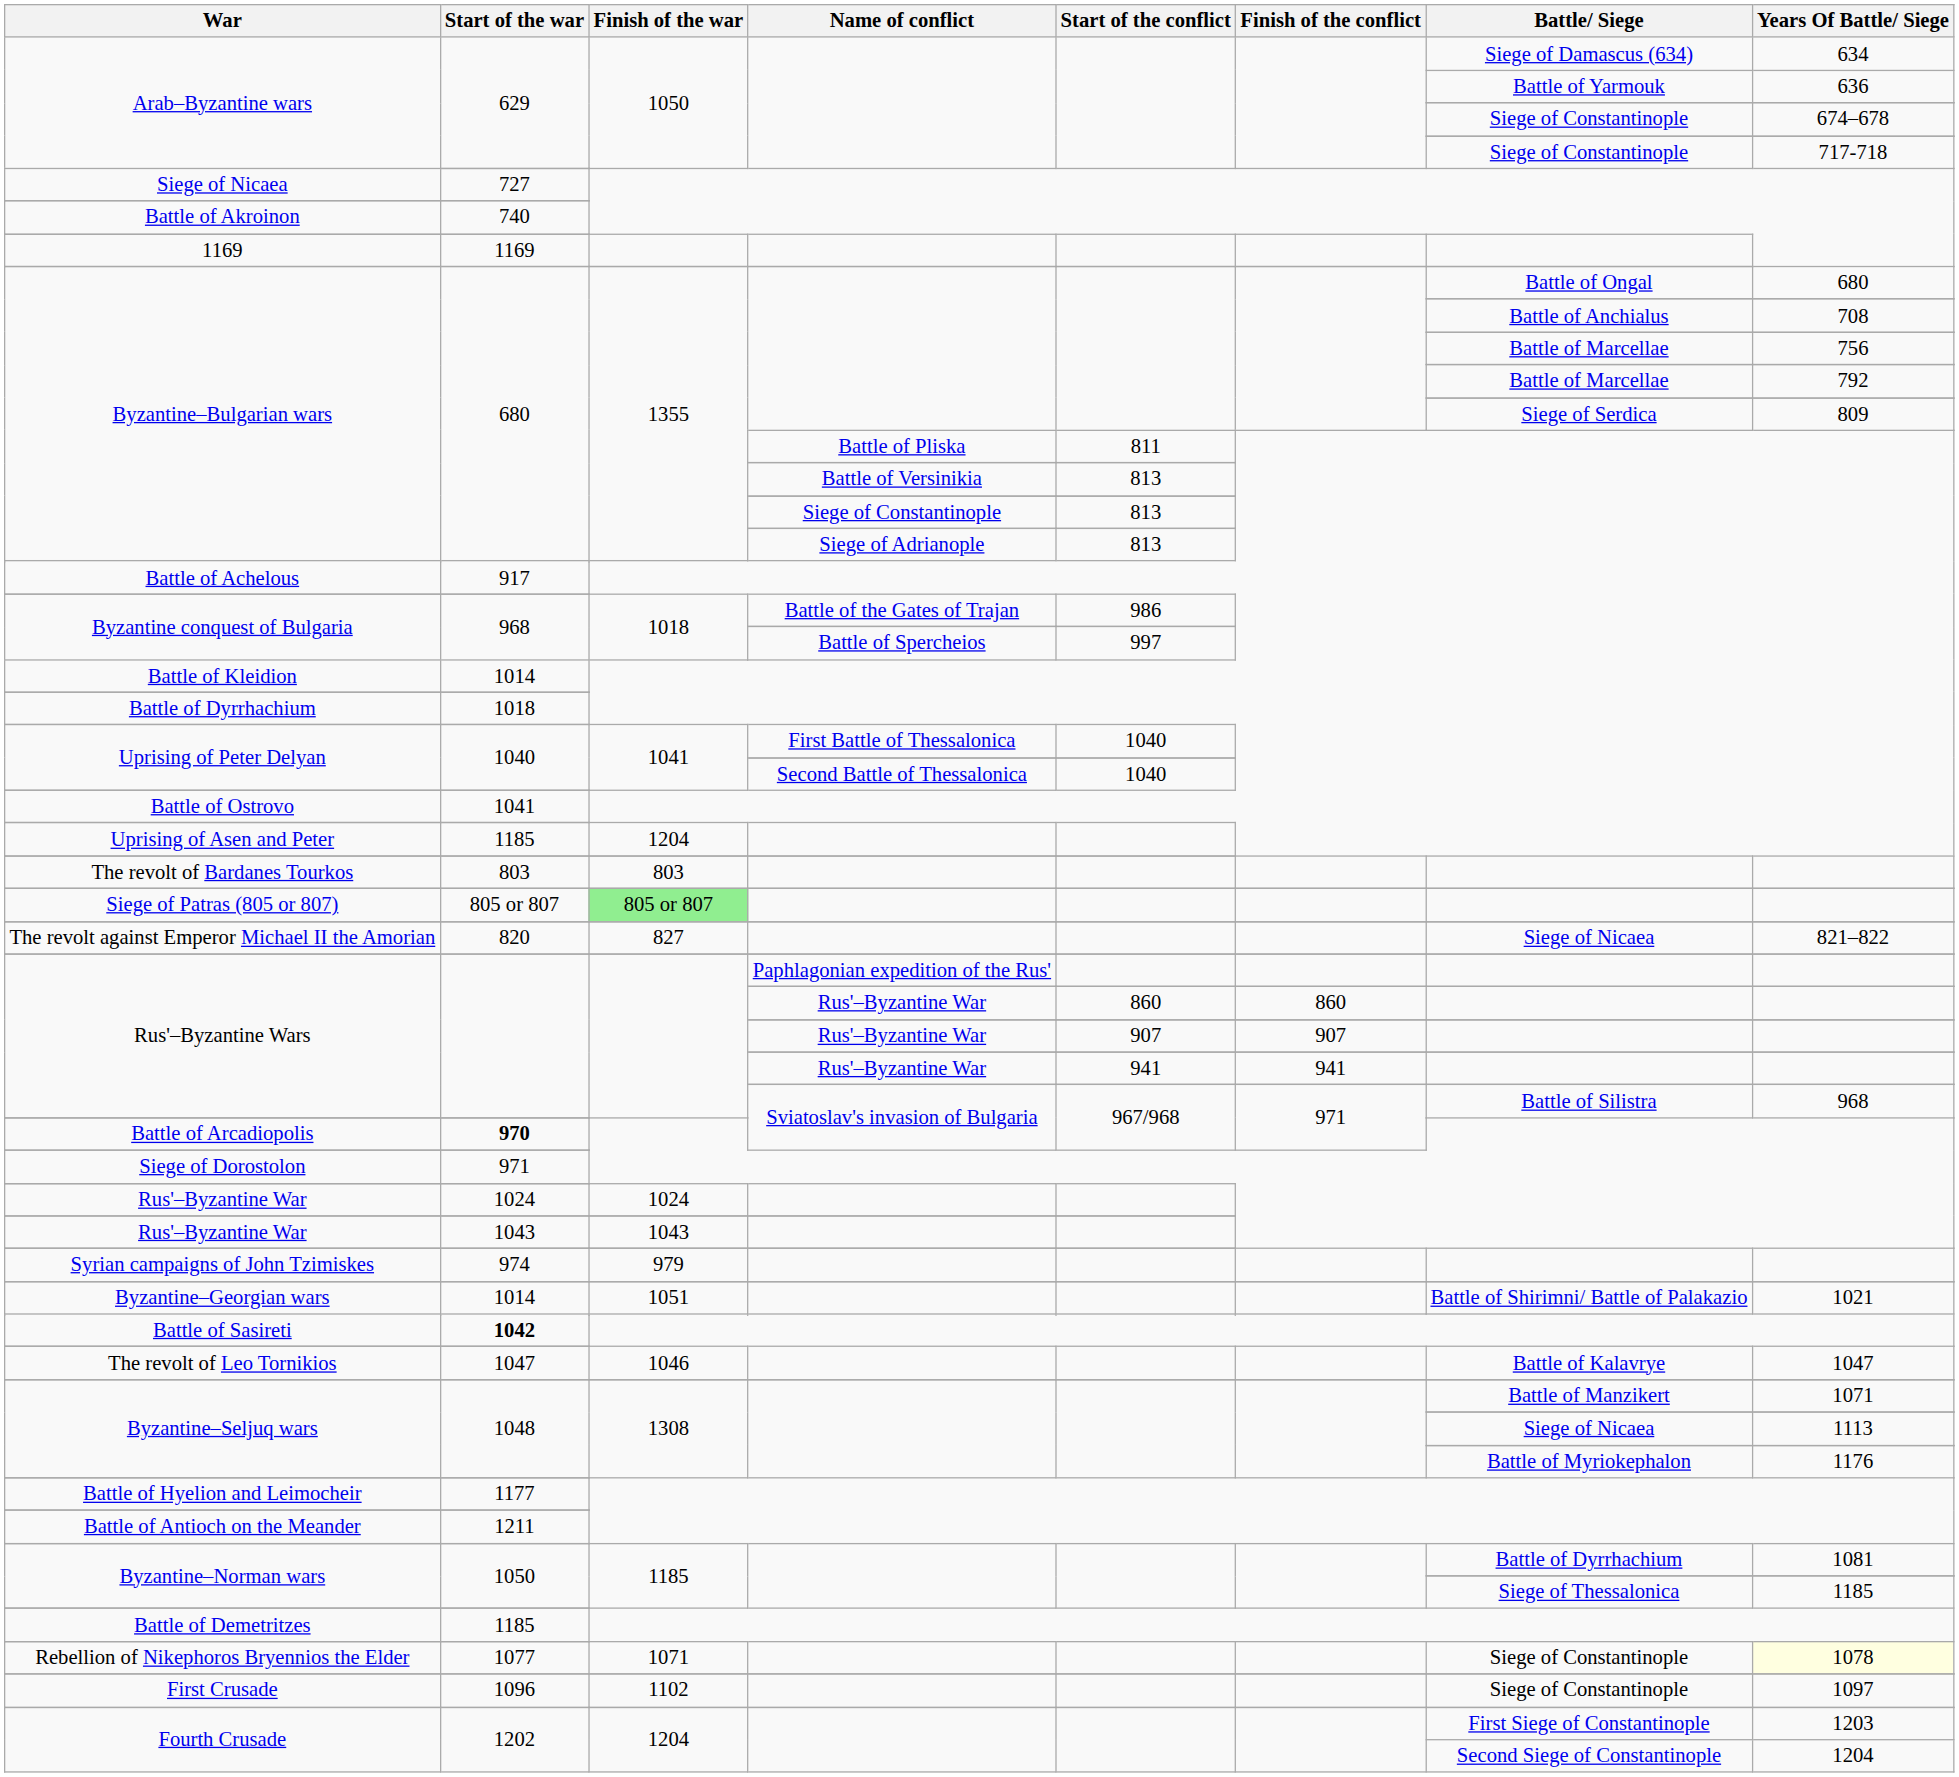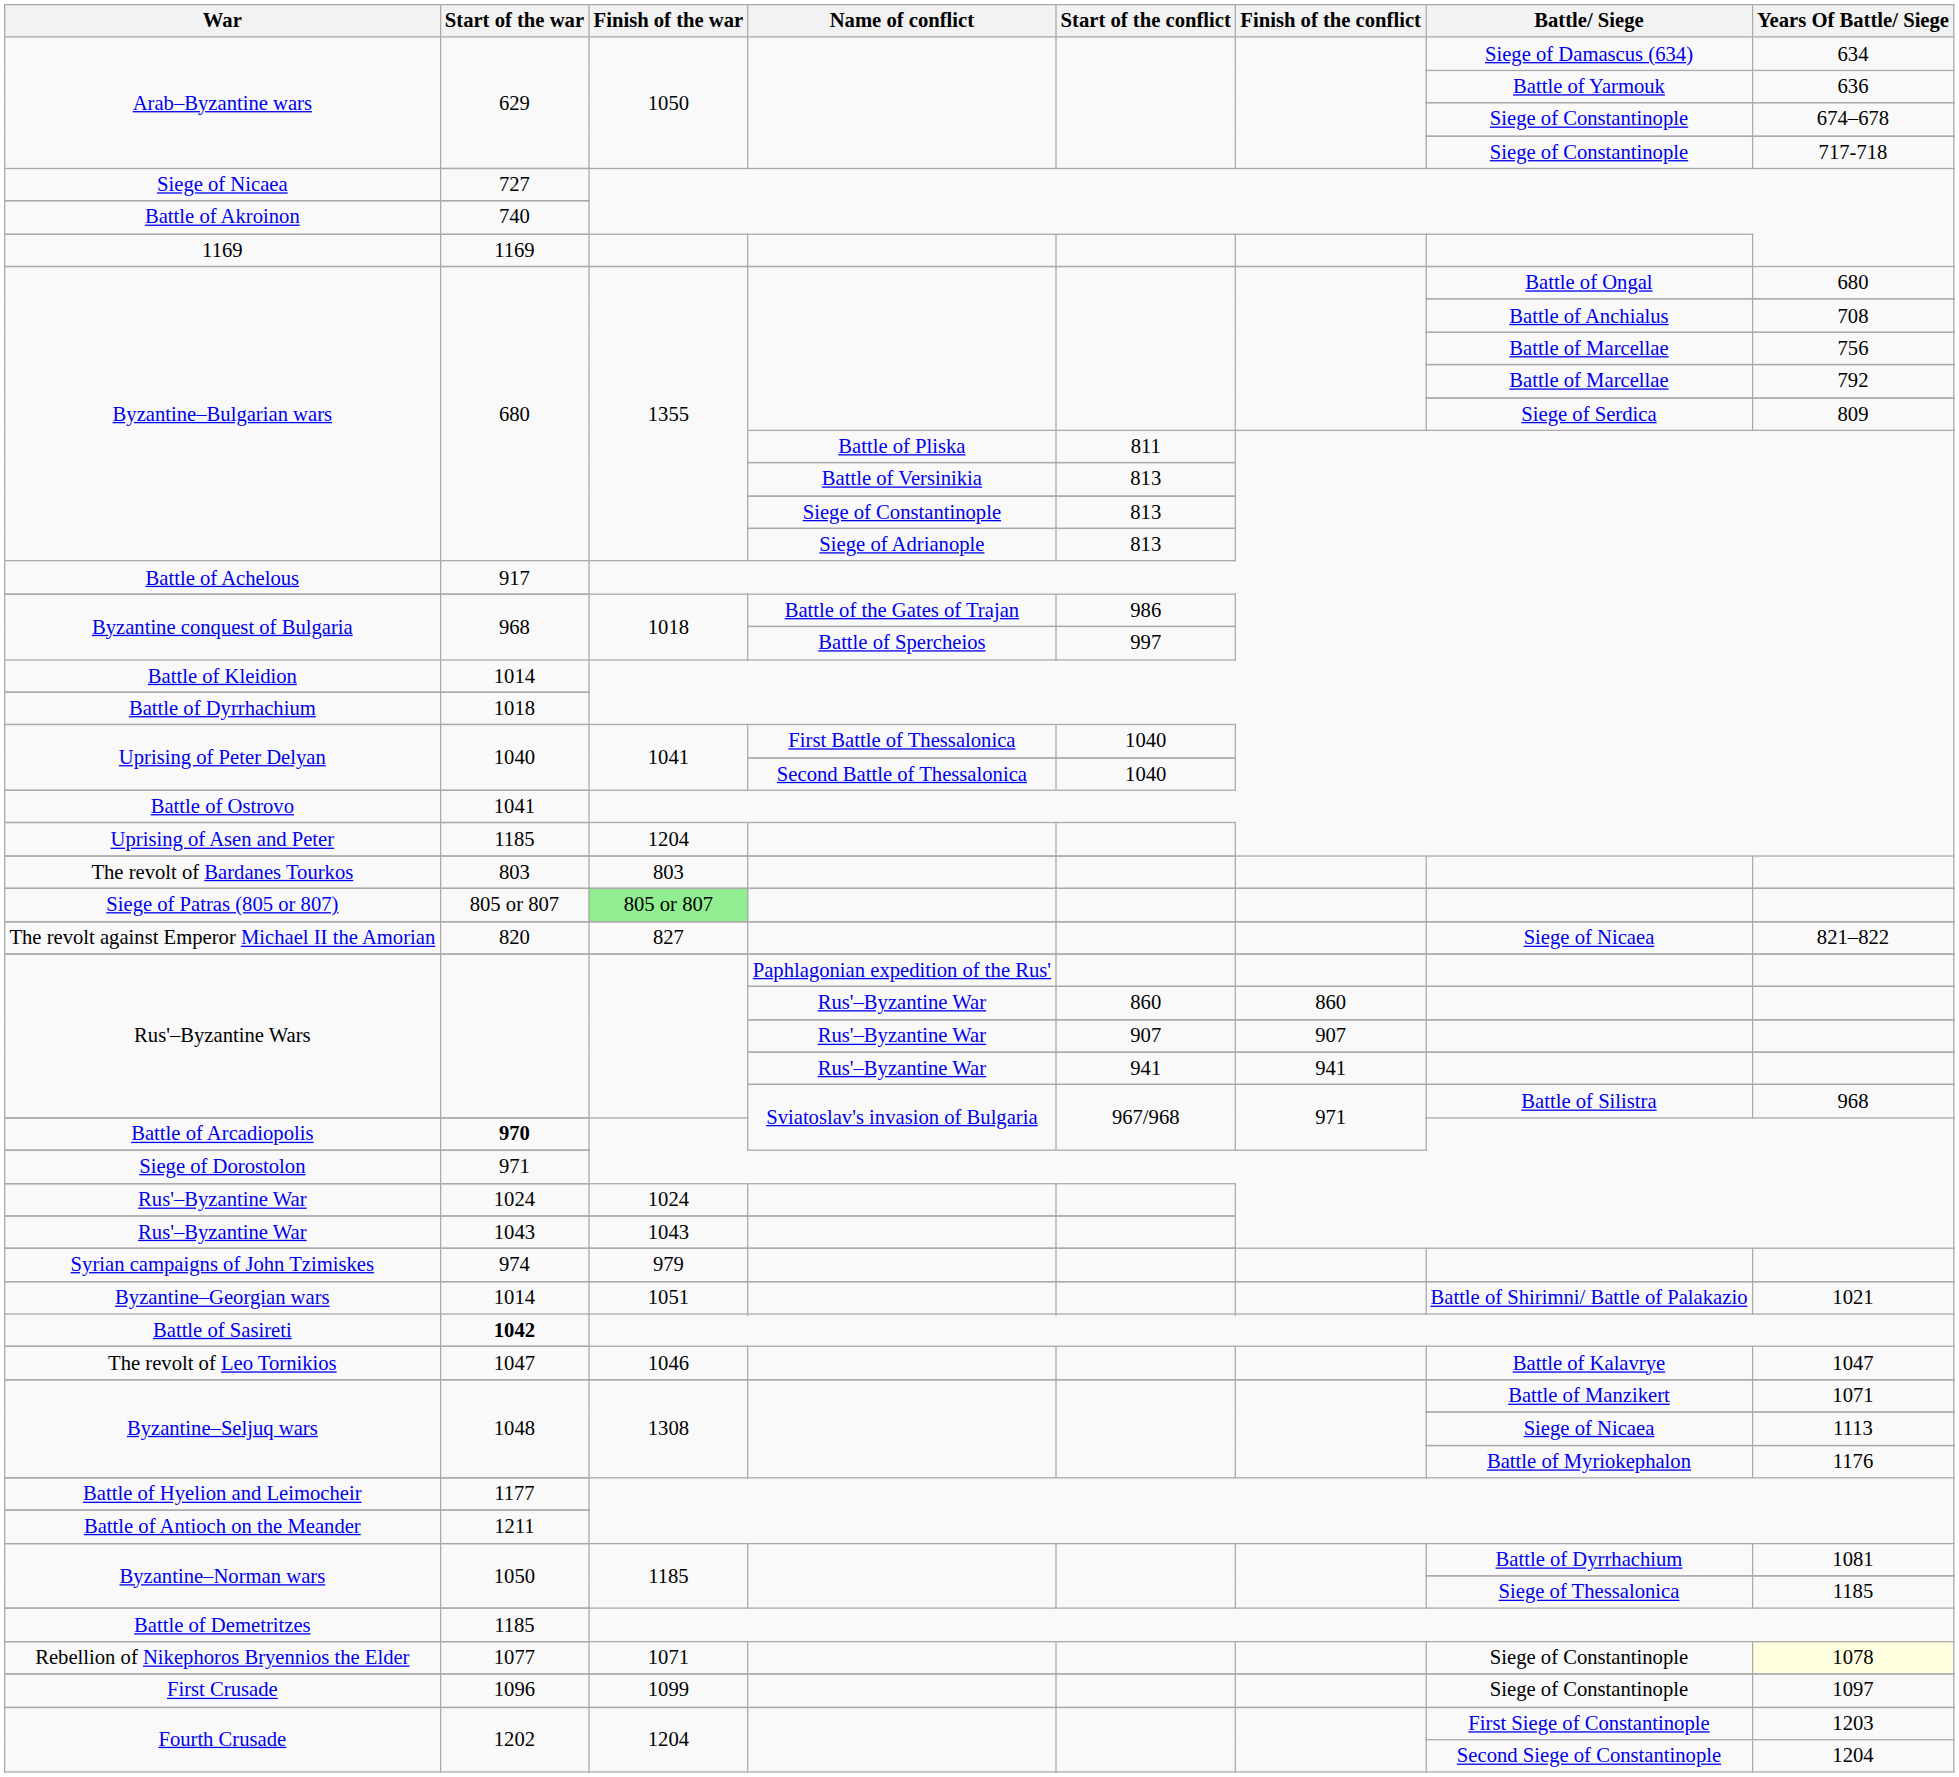(668, 1690) 1102 -> (668, 1690) 1099
